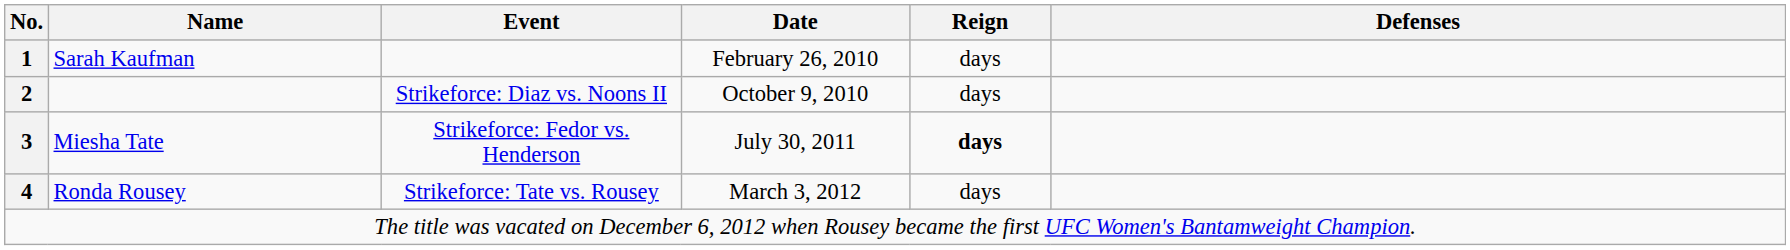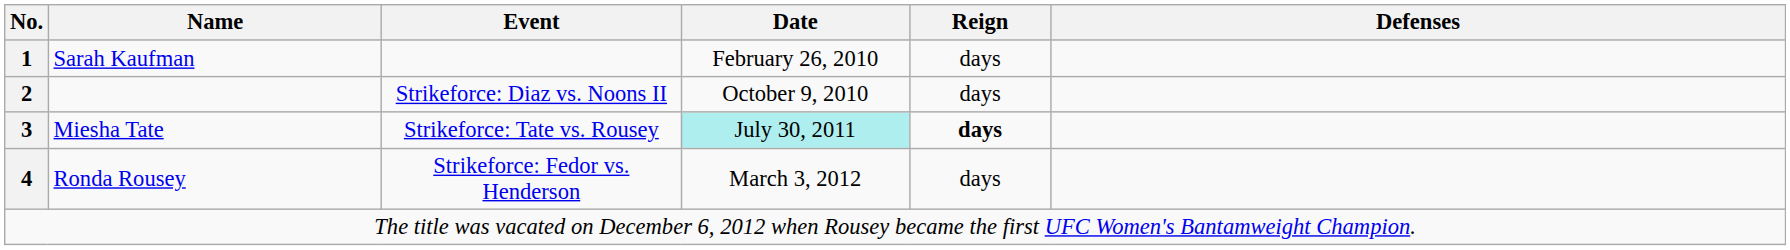(531, 142) Strikeforce: Fedor vs. Henderson -> (531, 129) Strikeforce: Tate vs. Rousey
(795, 142) no background -> (795, 129) paleturquoise background
(531, 190) Strikeforce: Tate vs. Rousey -> (531, 178) Strikeforce: Fedor vs. Henderson
